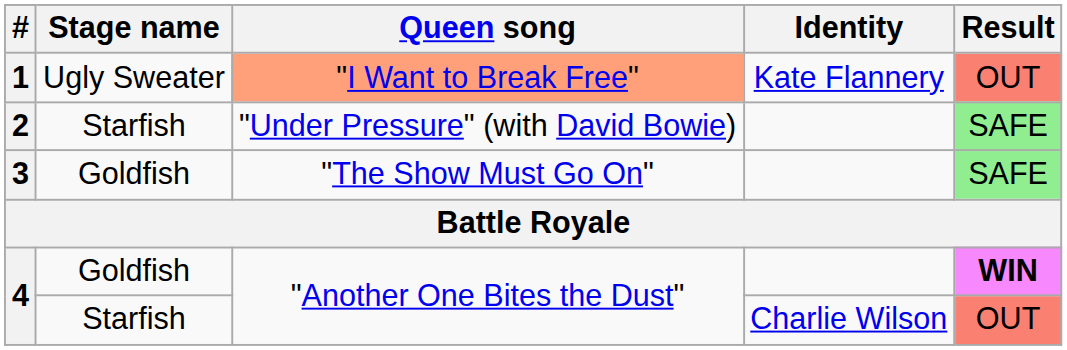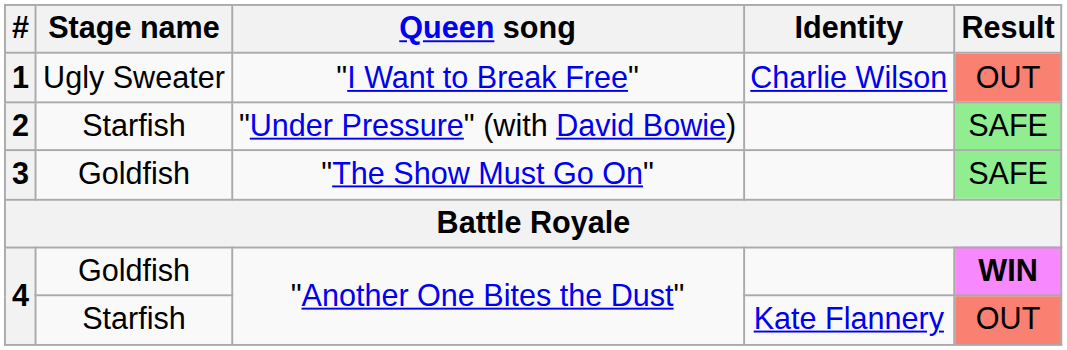(488, 77) lightsalmon background -> (488, 77) no background
(849, 77) Kate Flannery -> (849, 77) Charlie Wilson
(849, 319) Charlie Wilson -> (849, 319) Kate Flannery
